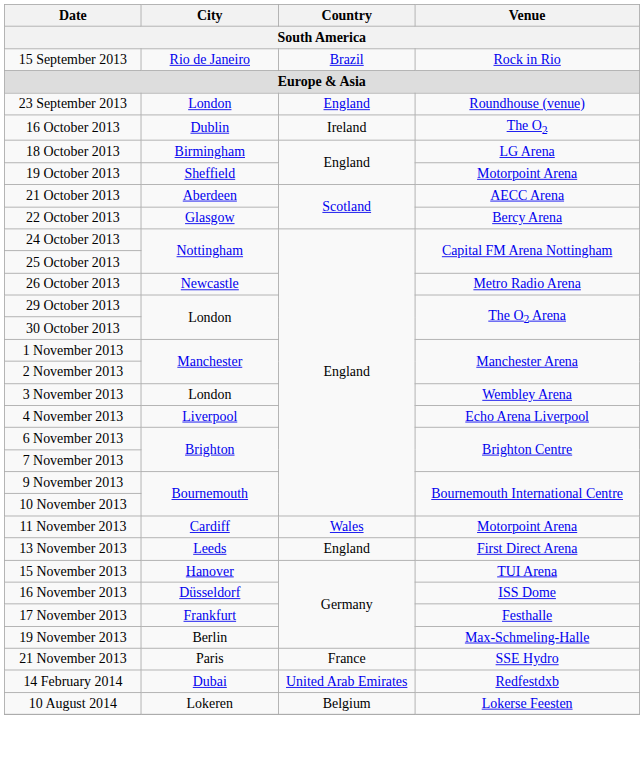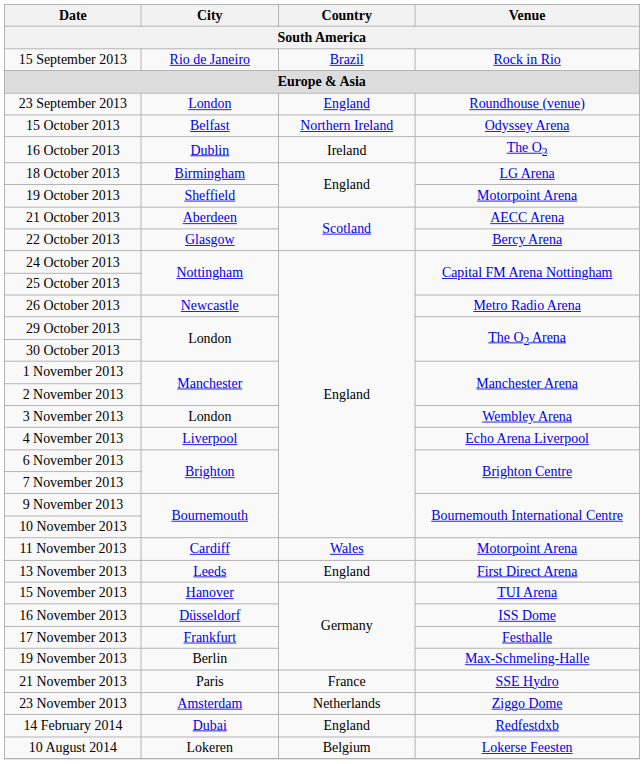+ row: (73, 125)
+ row: (73, 703)
(347, 681) United Arab Emirates -> (347, 725) England
